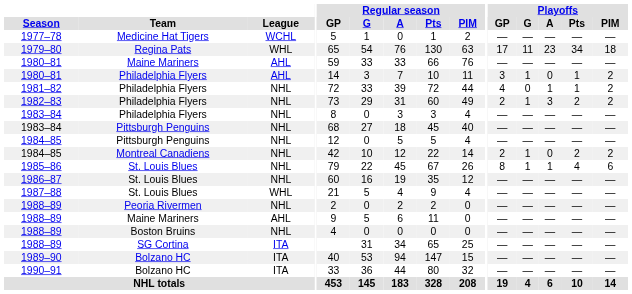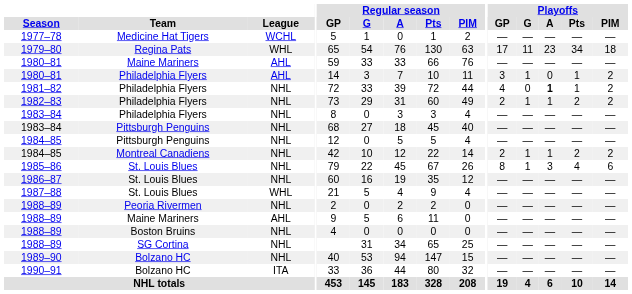(550, 88) normal -> (550, 88) bold
(550, 101) 3 -> (550, 101) 1
(550, 153) 0 -> (550, 153) 1
(550, 166) 1 -> (550, 166) 3
(281, 244) ITA -> (281, 244) NHL
(281, 257) ITA -> (281, 257) NHL
